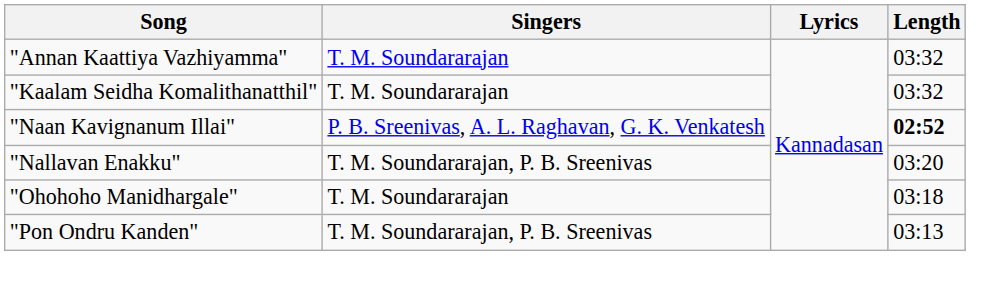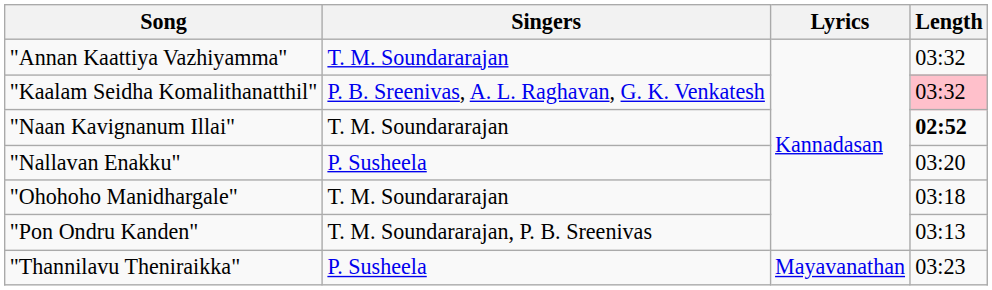(418, 92) T. M. Soundararajan -> (546, 92) P. B. Sreenivas, A. L. Raghavan, G. K. Venkatesh
(918, 92) no background -> (940, 92) pink background
(546, 127) P. B. Sreenivas, A. L. Raghavan, G. K. Venkatesh -> (418, 127) T. M. Soundararajan
(490, 162) T. M. Soundararajan, P. B. Sreenivas -> (377, 162) P. Susheela
+ row: (125, 267)
